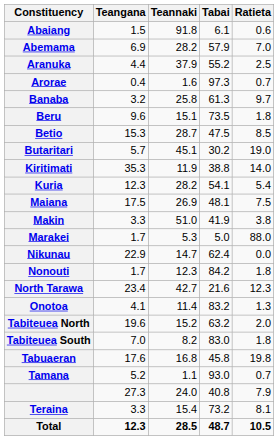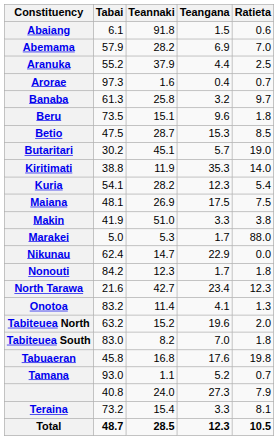columns swapped: (216, 13) <-> (121, 13)
